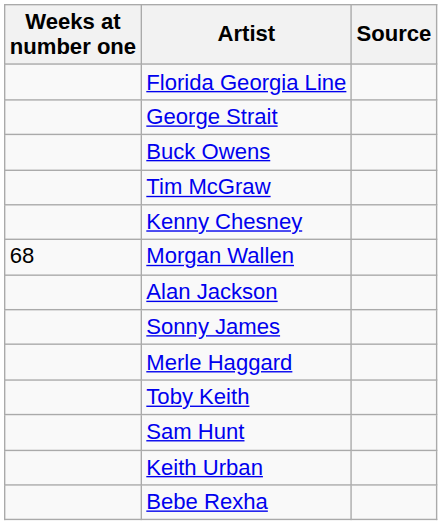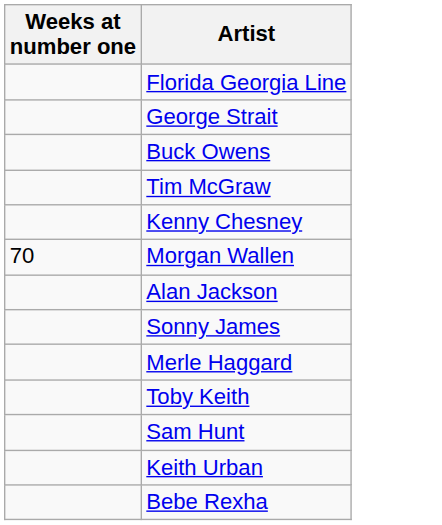- column: (394, 34)
(22, 256) 68 -> (22, 256) 70
